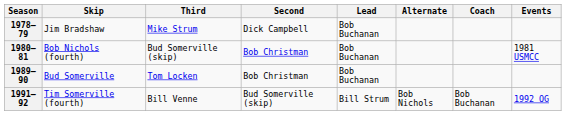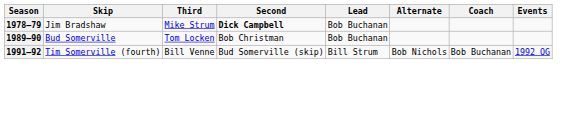(276, 29) normal -> (251, 25) bold
- row: (23, 53)
